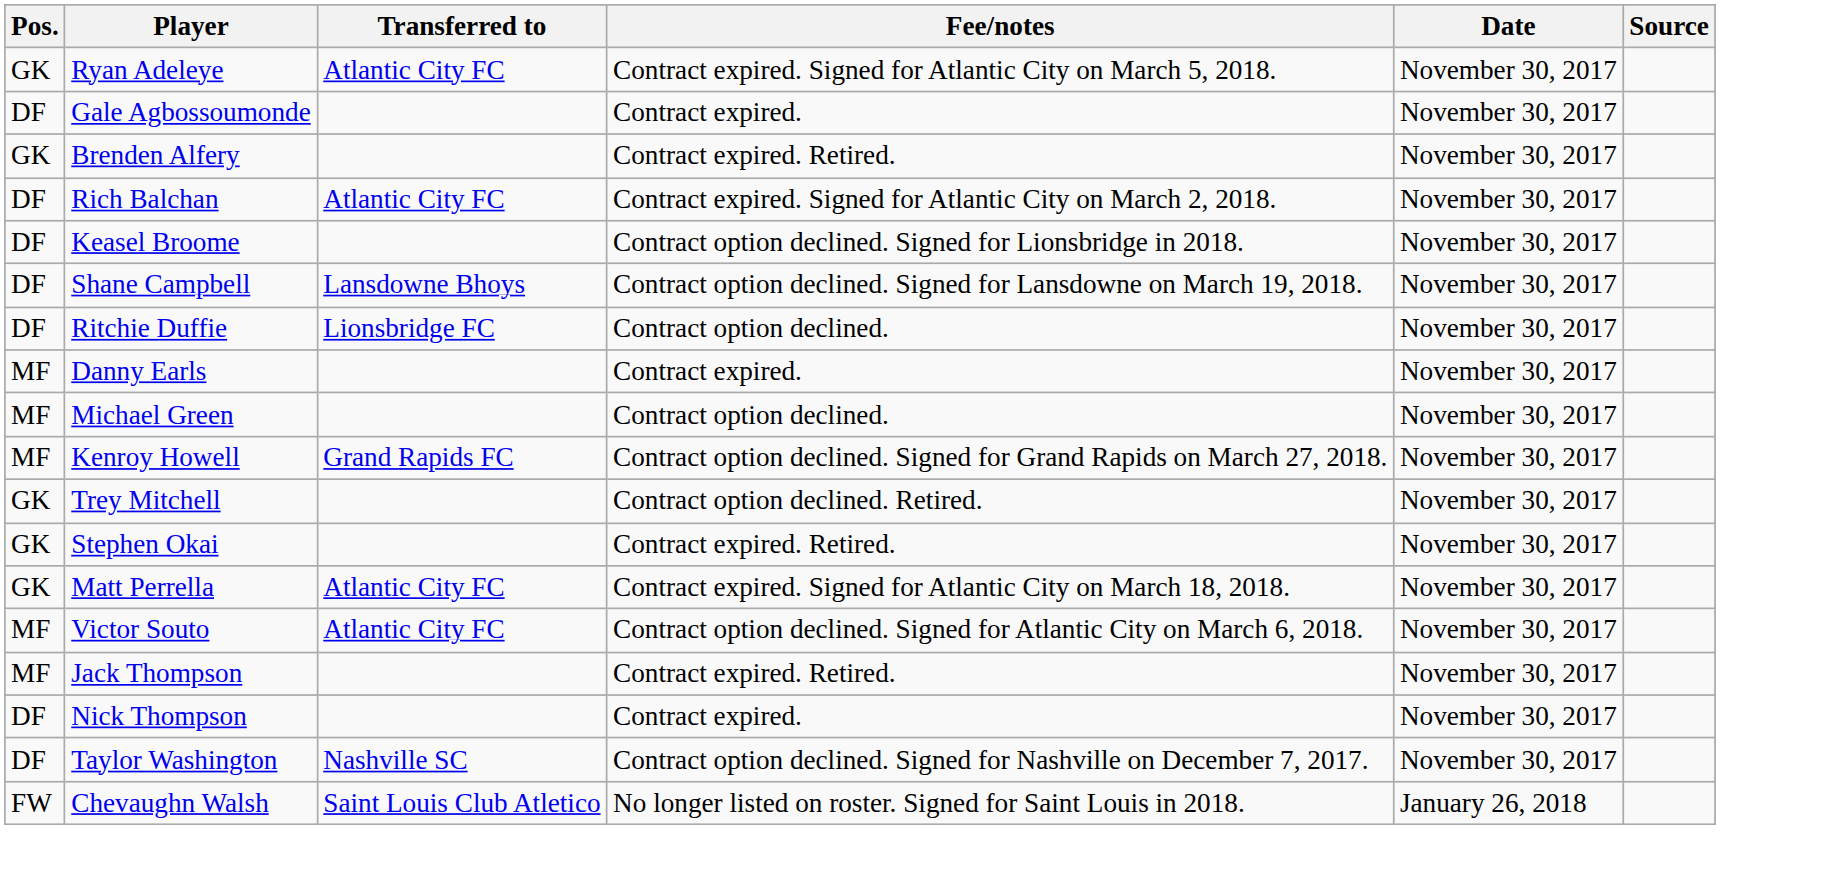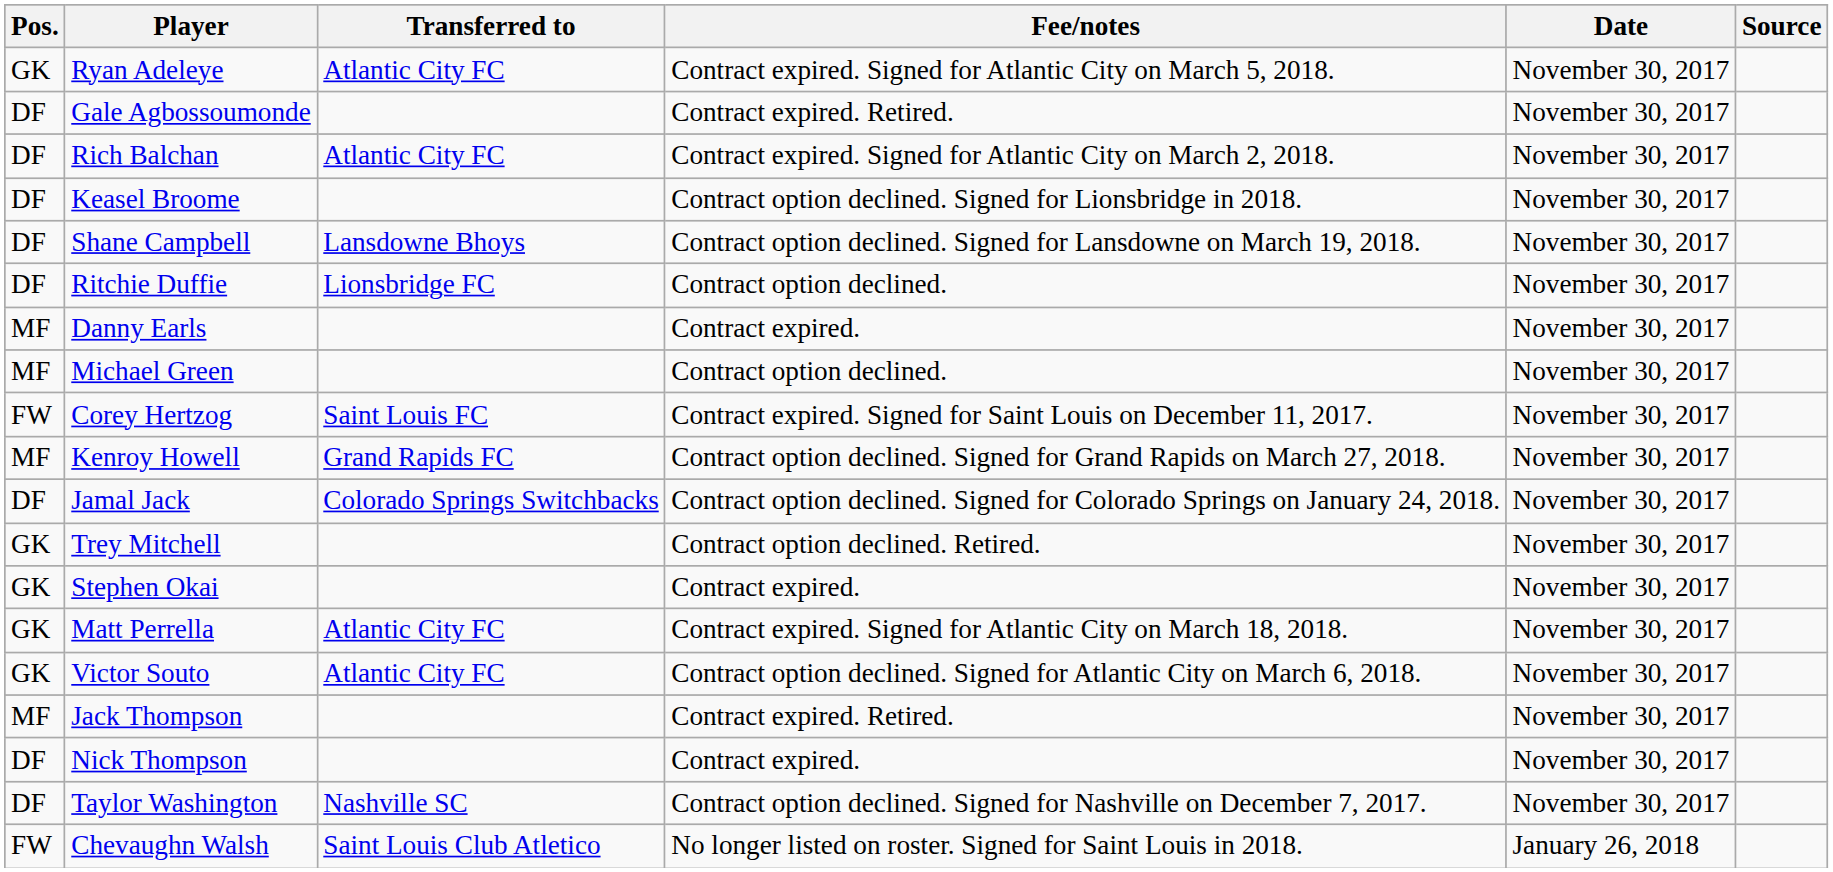(708, 112) Contract expired. -> (813, 112) Contract expired. Retired.
- row: (155, 155)
+ row: (152, 414)
+ row: (131, 500)
(754, 543) Contract expired. Retired. -> (766, 586) Contract expired.
(31, 629) MF -> (31, 673) GK
